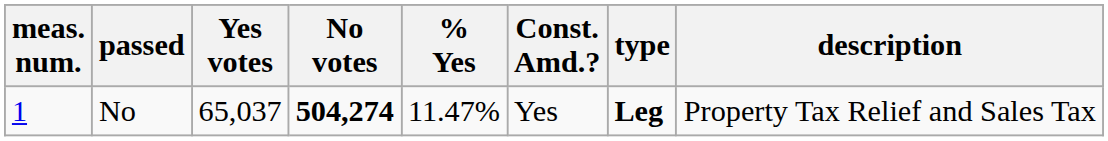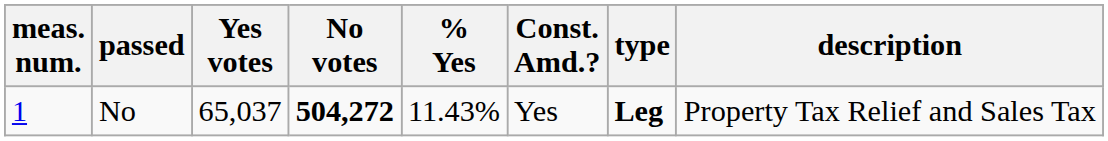(345, 110) 504,274 -> (345, 110) 504,272
(454, 110) 11.47% -> (454, 110) 11.43%
